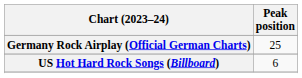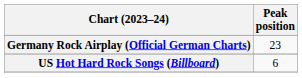(275, 44) 25 -> (275, 44) 23
